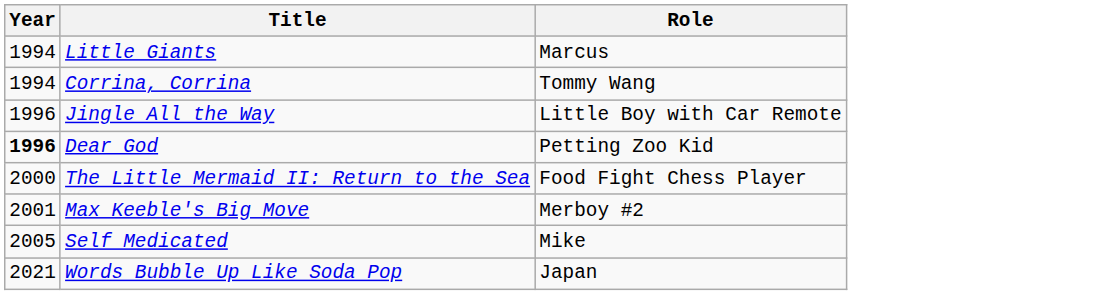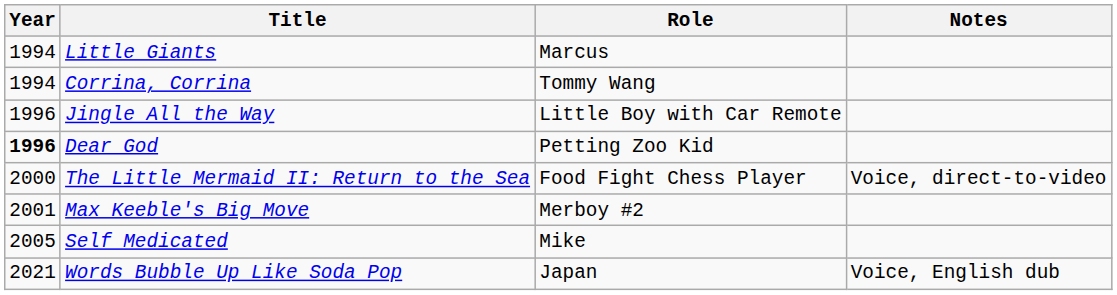+ column: (979, 21)
